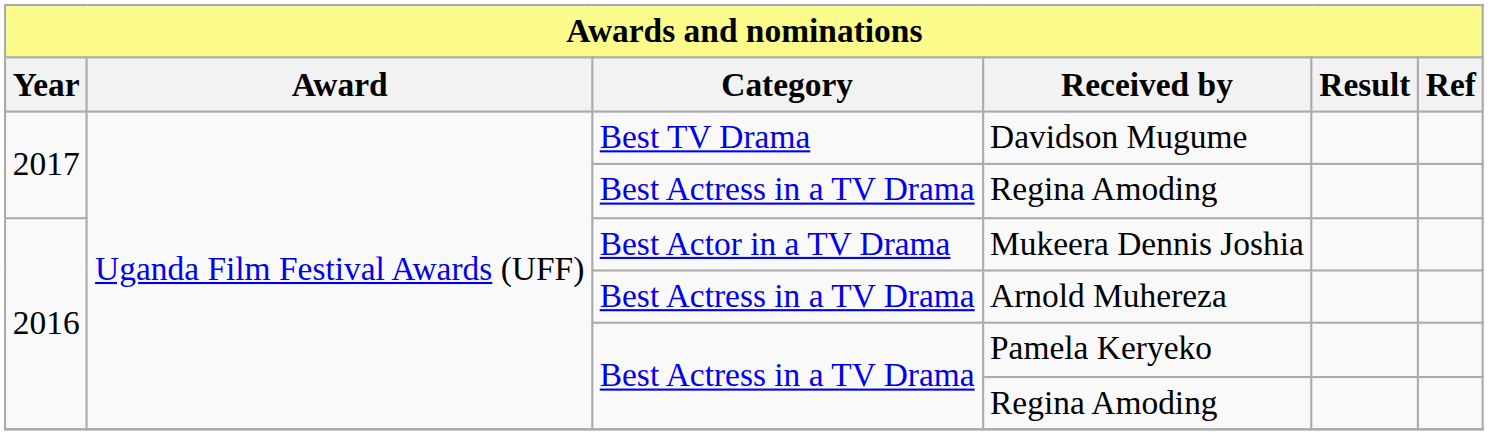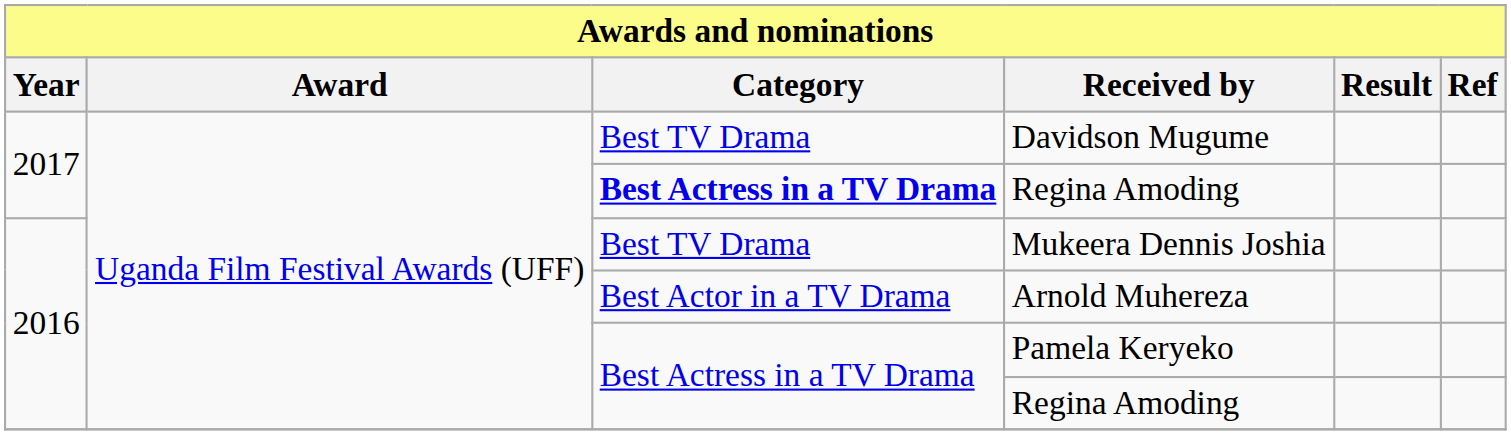(787, 190) normal -> (798, 190) bold
(775, 243) Best Actor in a TV Drama -> (705, 243) Best TV Drama
(787, 296) Best Actress in a TV Drama -> (775, 296) Best Actor in a TV Drama
